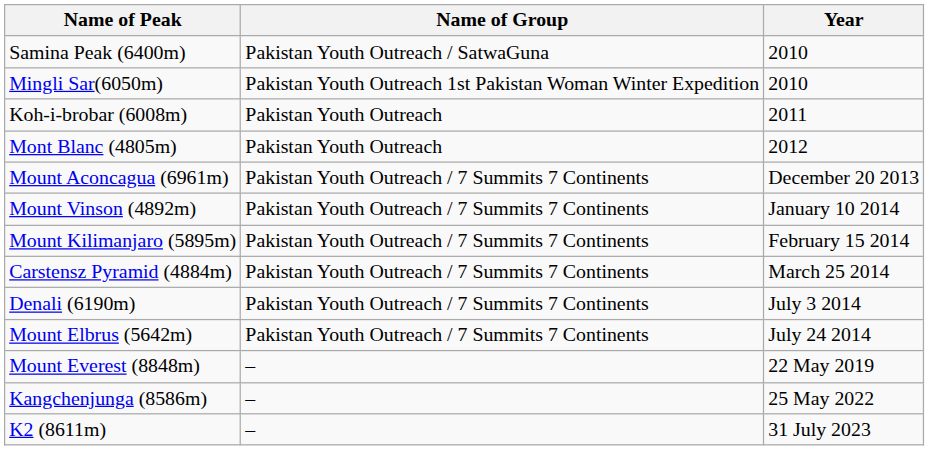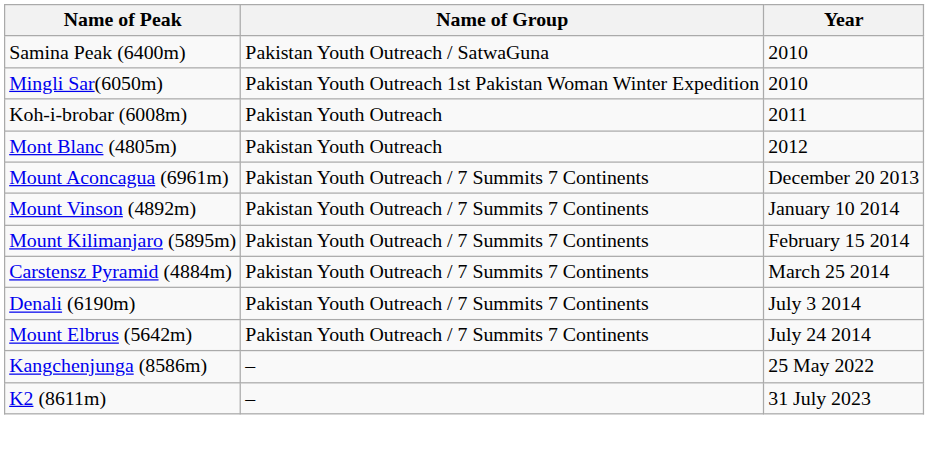- row: (105, 366)
